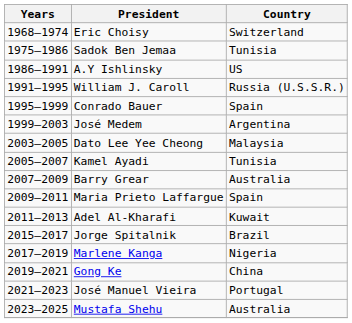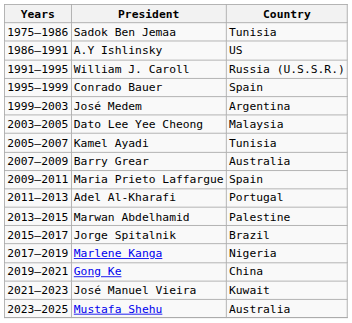- row: (111, 32)
(249, 216) Kuwait -> (256, 198) Portugal
+ row: (132, 216)
(256, 290) Portugal -> (249, 290) Kuwait
